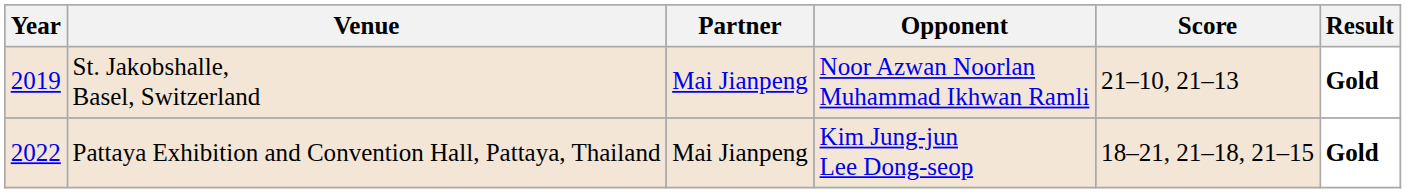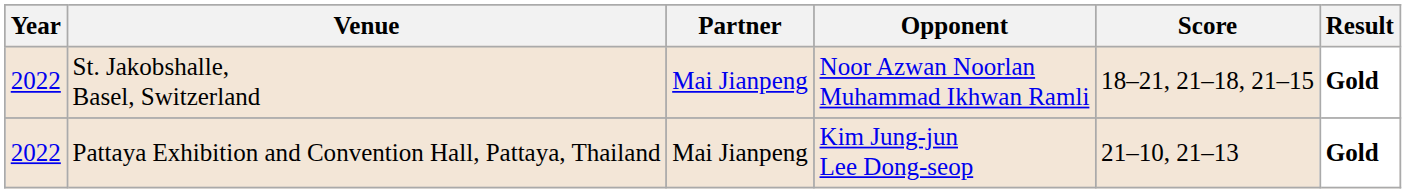(36, 81) 2019 -> (36, 81) 2022
(1170, 81) 21–10, 21–13 -> (1208, 81) 18–21, 21–18, 21–15
(1208, 152) 18–21, 21–18, 21–15 -> (1170, 152) 21–10, 21–13
